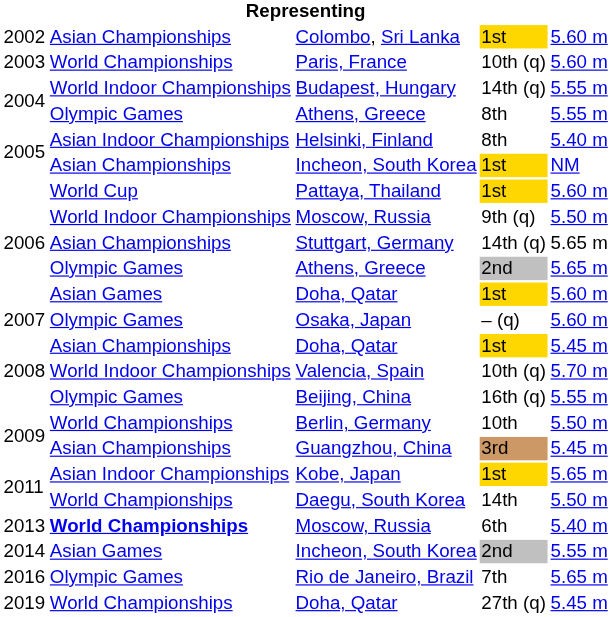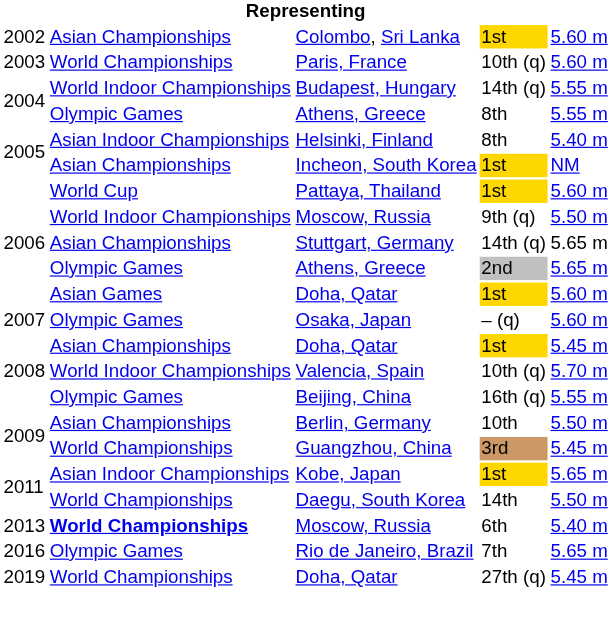(141, 422) World Championships -> (140, 422) Asian Championships
(140, 448) Asian Championships -> (141, 448) World Championships
- row: (24, 551)
